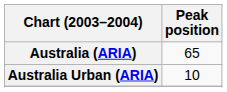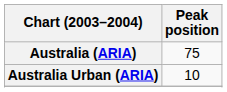(192, 53) 65 -> (192, 53) 75
